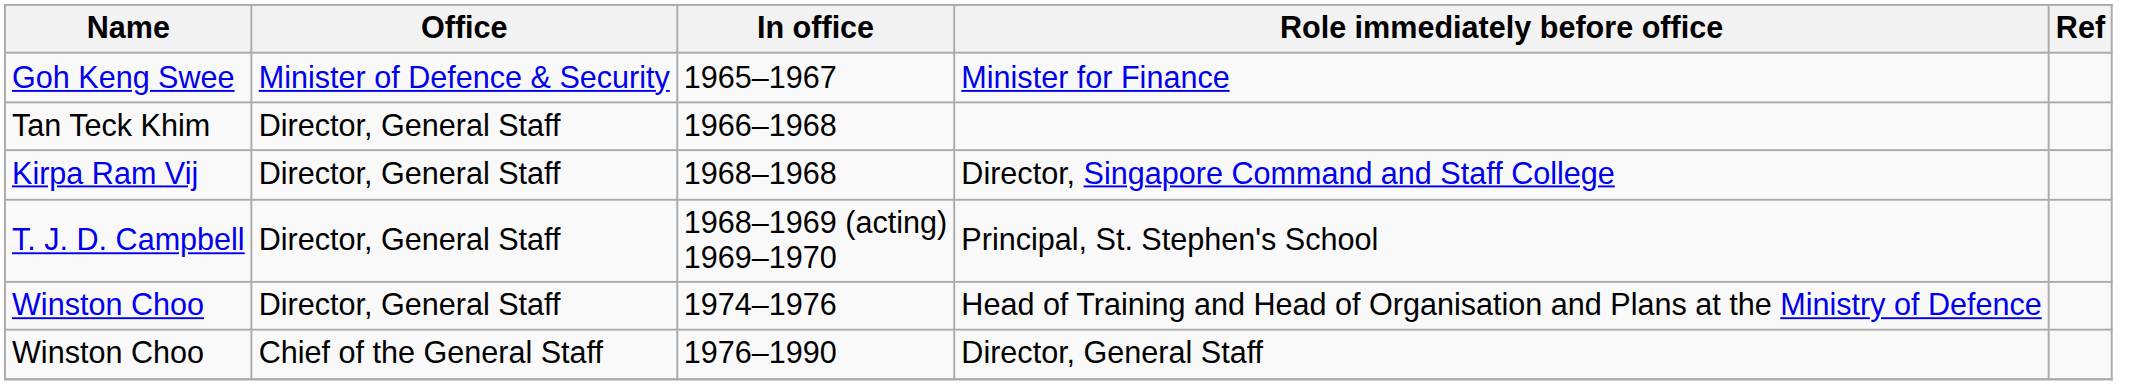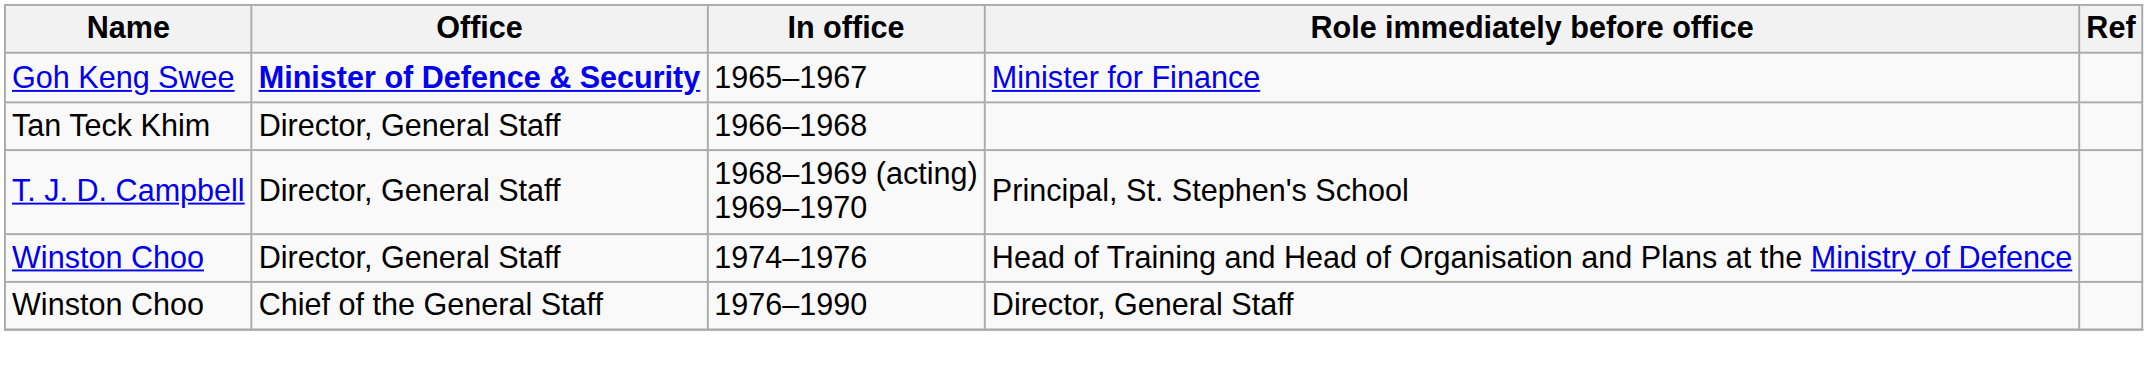(464, 77) normal -> (480, 77) bold
- row: (760, 174)
